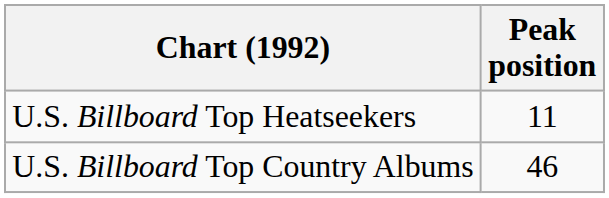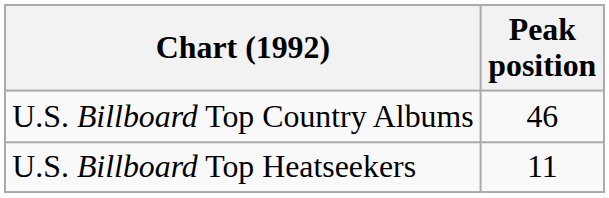rows swapped: (243, 166) <-> (214, 116)
